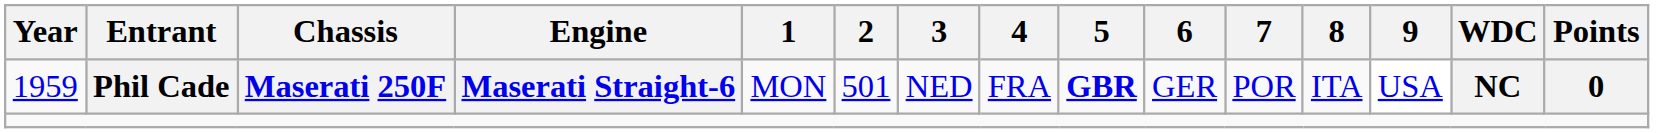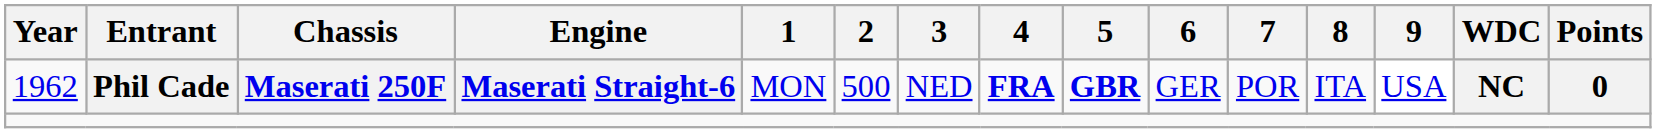(45, 85) 1959 -> (45, 85) 1962
(866, 85) 501 -> (866, 85) 500
(1019, 85) normal -> (1021, 85) bold
